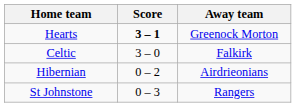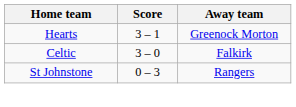(148, 33) bold -> (148, 33) normal
- row: (61, 72)
